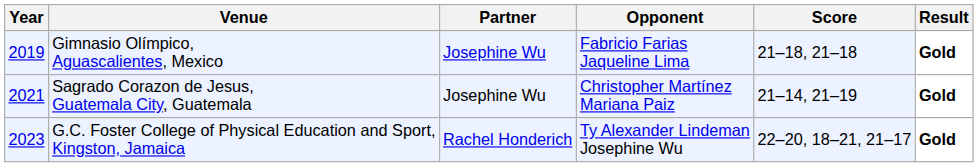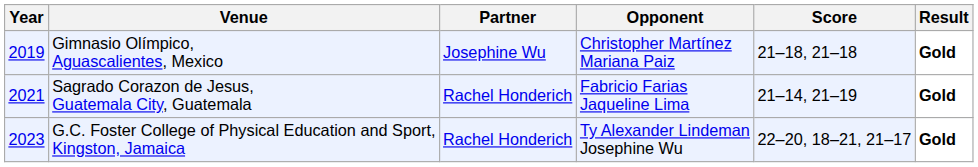(635, 53) Fabricio Farias Jaqueline Lima -> (656, 53) Christopher Martínez Mariana Paiz
(494, 96) Josephine Wu -> (508, 96) Rachel Honderich
(656, 96) Christopher Martínez Mariana Paiz -> (635, 96) Fabricio Farias Jaqueline Lima
